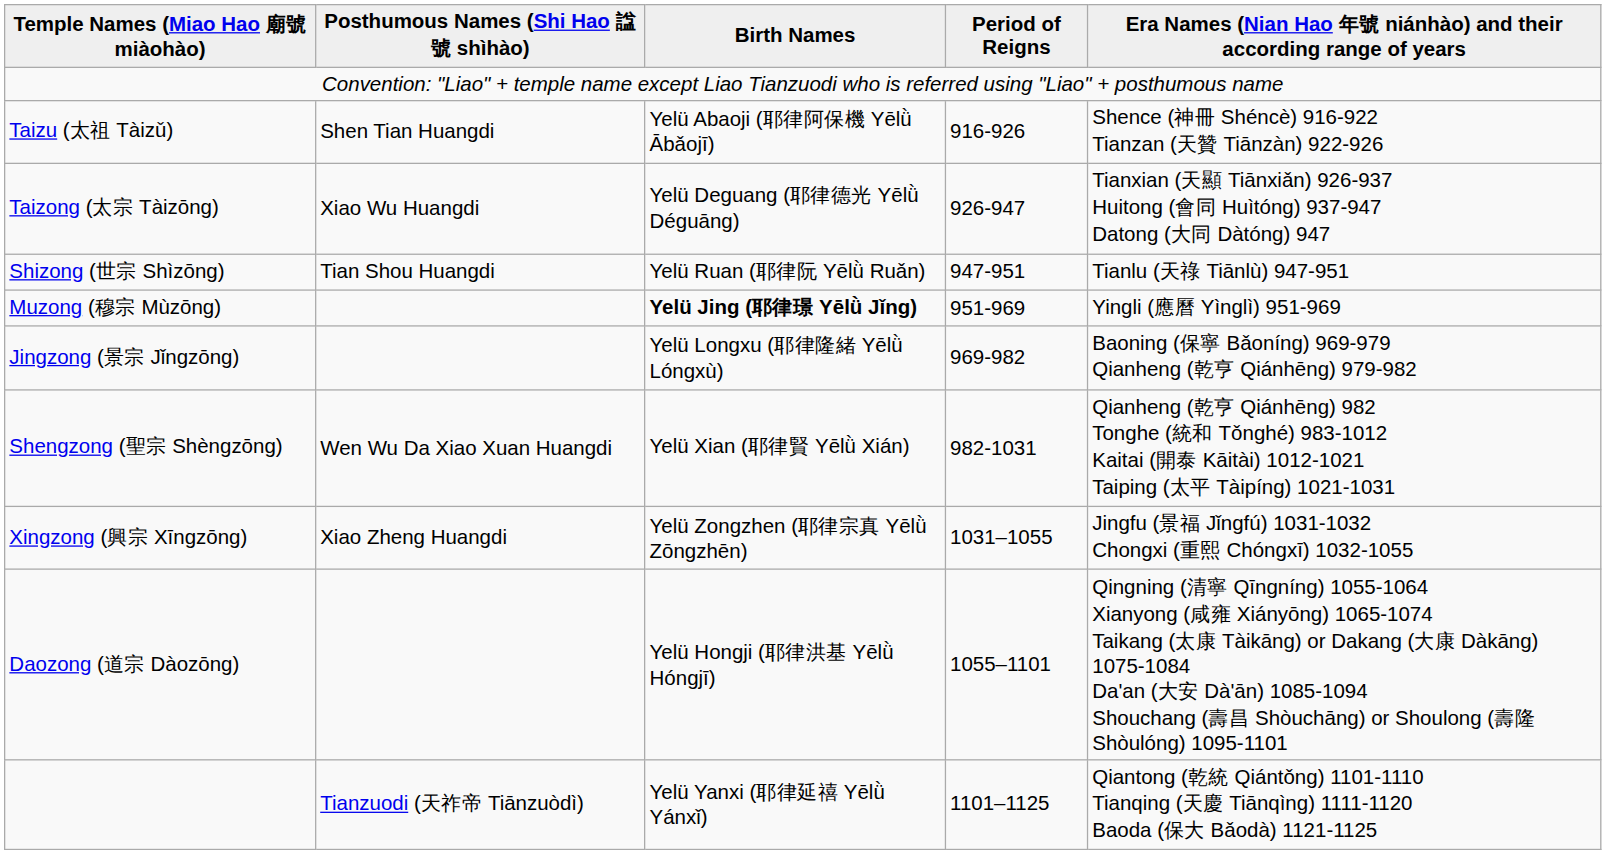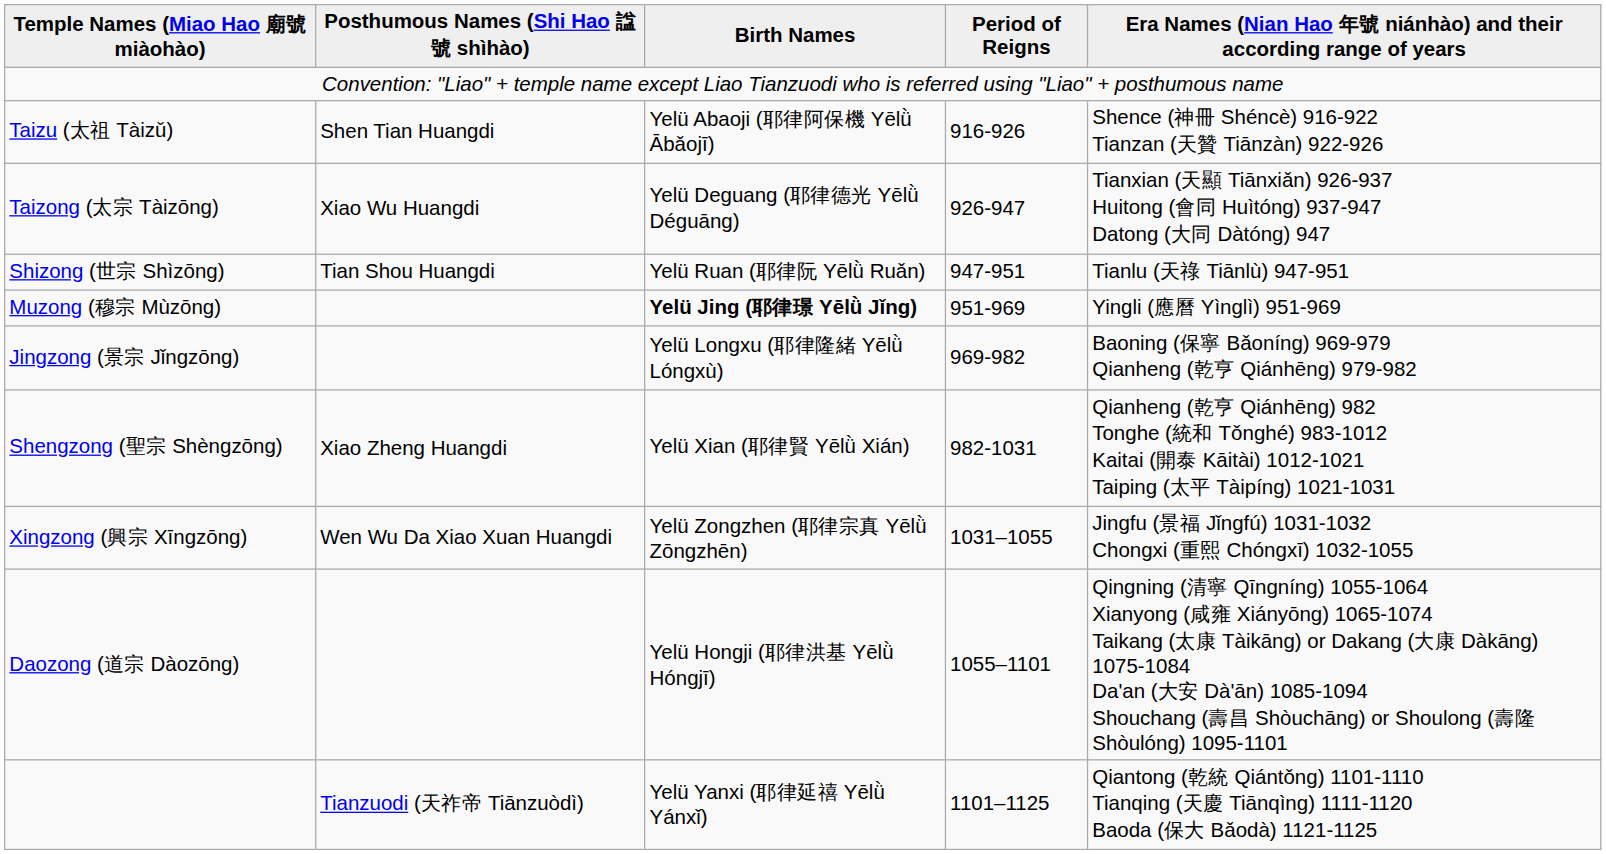(466, 447) Wen Wu Da Xiao Xuan Huangdi -> (414, 447) Xiao Zheng Huangdi
(414, 537) Xiao Zheng Huangdi -> (466, 537) Wen Wu Da Xiao Xuan Huangdi
